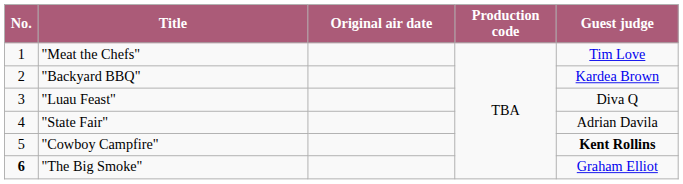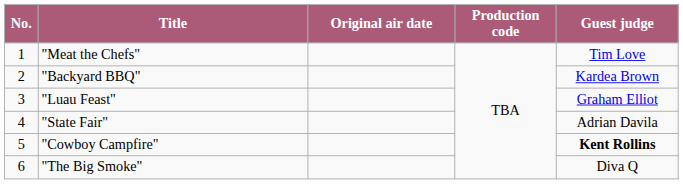(617, 99) Diva Q -> (617, 99) Graham Elliot
(21, 167) bold -> (21, 167) normal
(617, 167) Graham Elliot -> (617, 167) Diva Q
